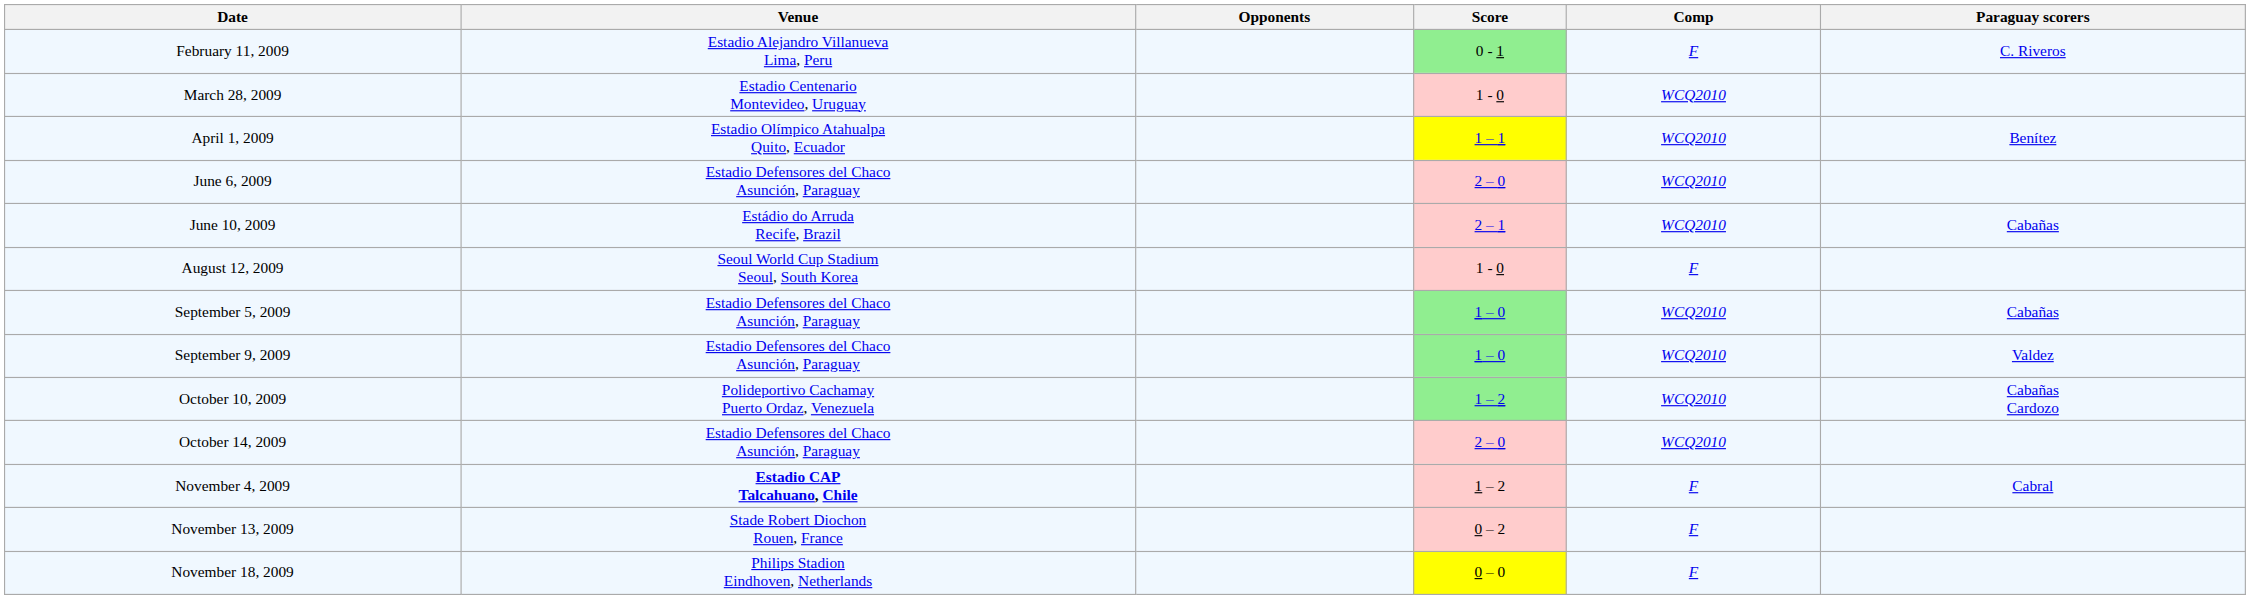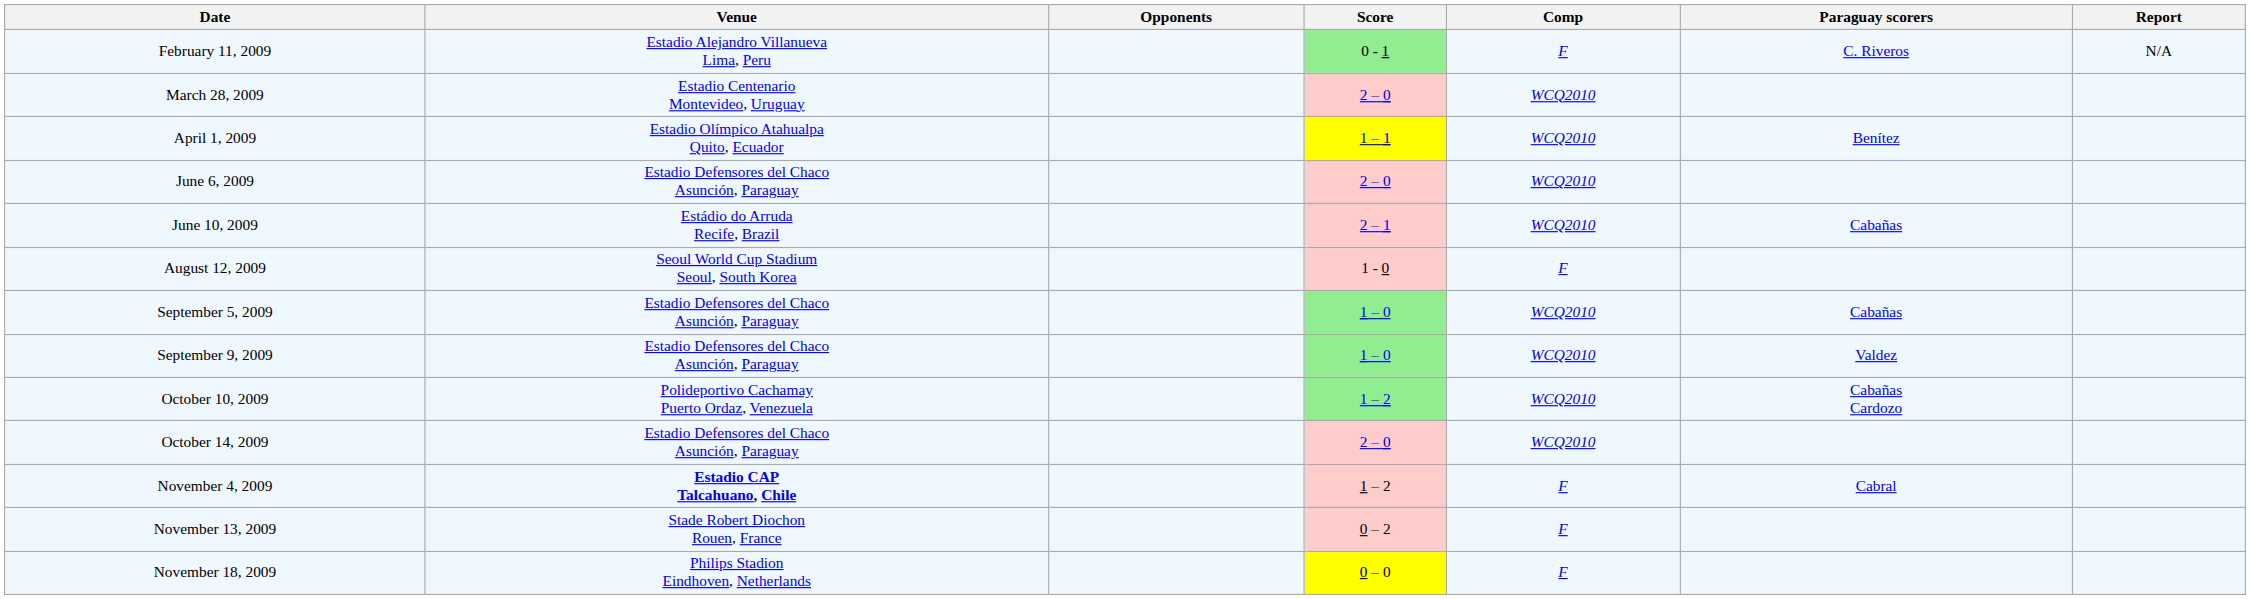+ column: (2159, 16)
(1490, 94) 1 - 0 -> (1375, 94) 2 – 0
